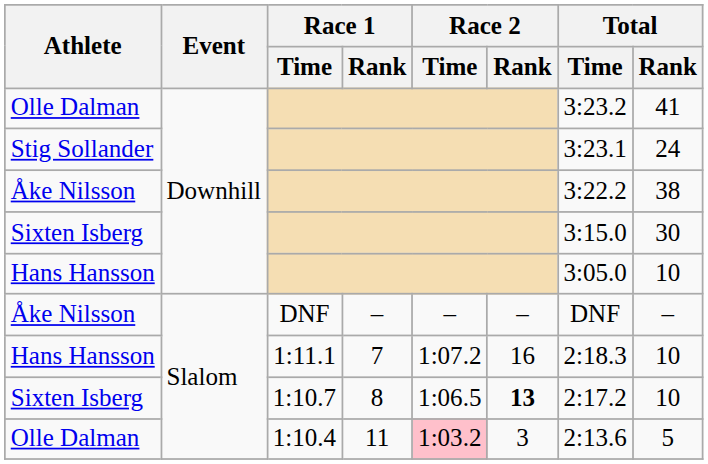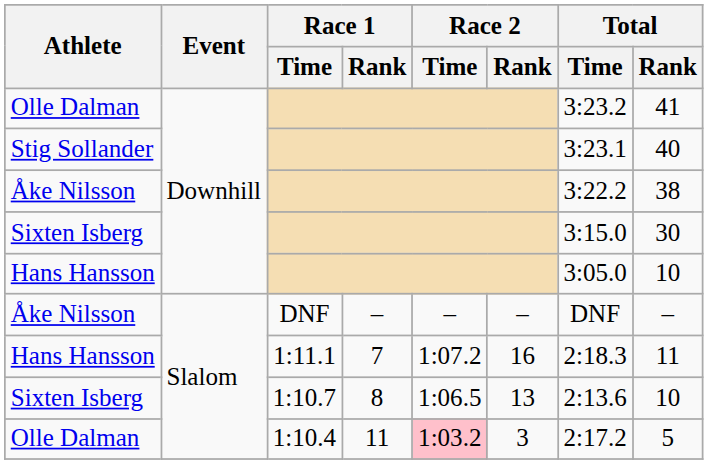(668, 149) 24 -> (668, 149) 40
(668, 356) 10 -> (668, 356) 11
(522, 397) bold -> (522, 397) normal
(595, 397) 2:17.2 -> (595, 397) 2:13.6
(595, 438) 2:13.6 -> (595, 438) 2:17.2
